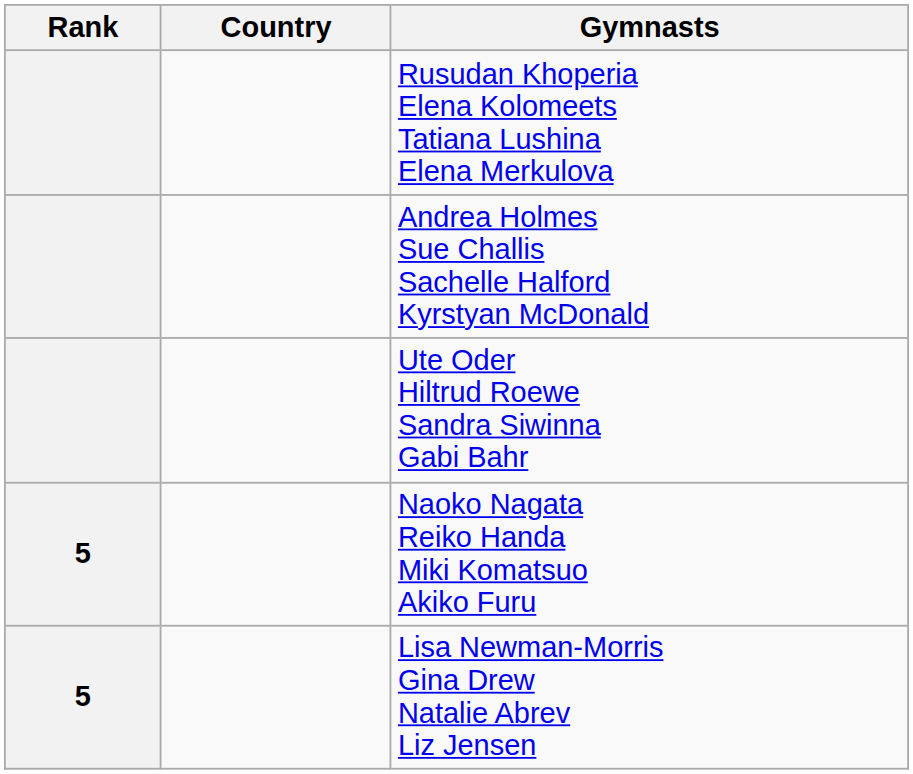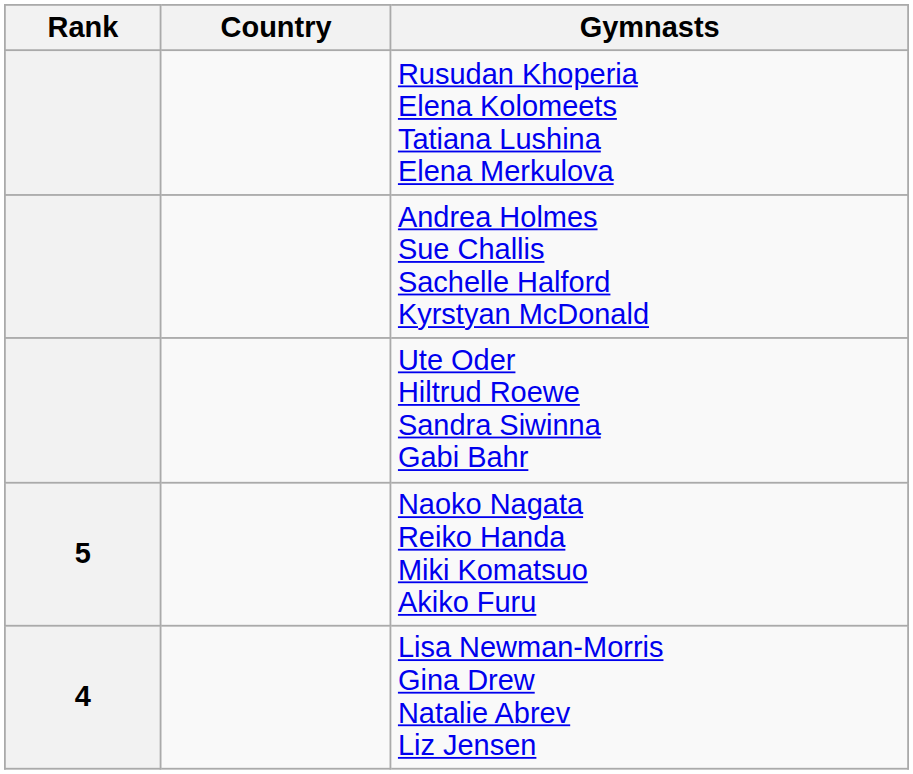(83, 696) 5 -> (83, 696) 4
